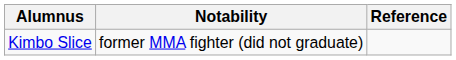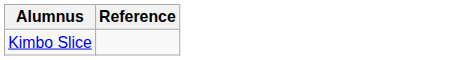- column: (231, 17)
